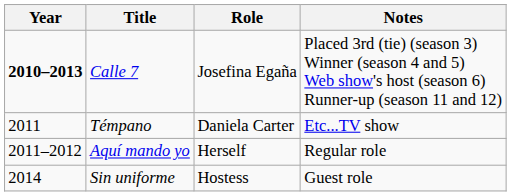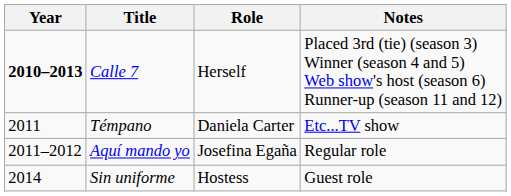(247, 71) Josefina Egaña -> (222, 71) Herself
(222, 151) Herself -> (247, 151) Josefina Egaña
